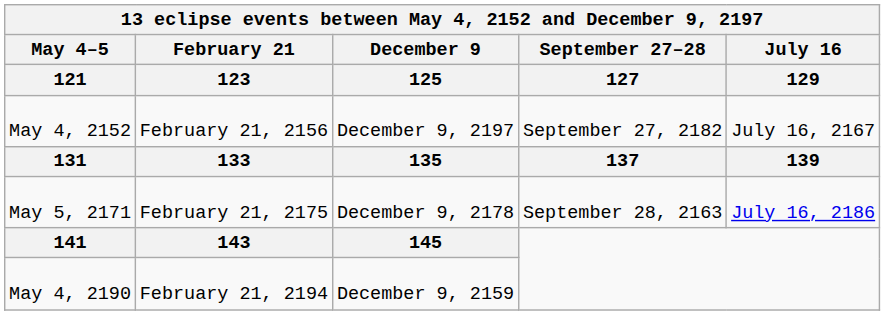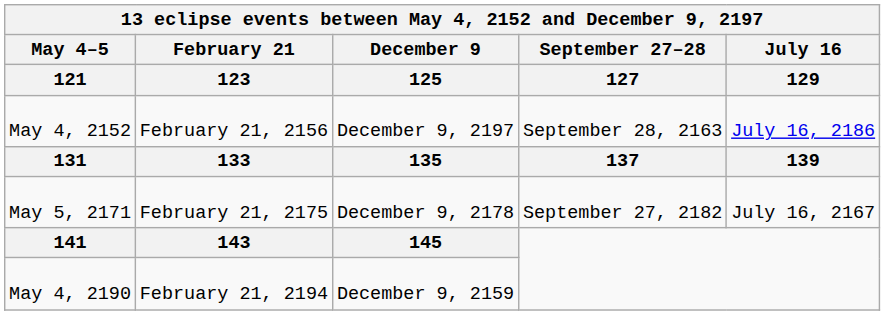(623, 131) September 27, 2182 -> (623, 131) September 28, 2163
(803, 131) July 16, 2167 -> (803, 131) July 16, 2186
(623, 213) September 28, 2163 -> (623, 213) September 27, 2182
(803, 213) July 16, 2186 -> (803, 213) July 16, 2167
